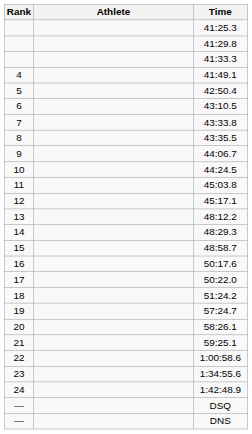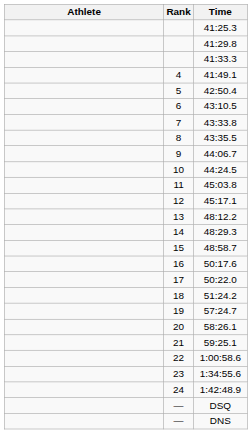columns swapped: (19, 12) <-> (113, 12)
